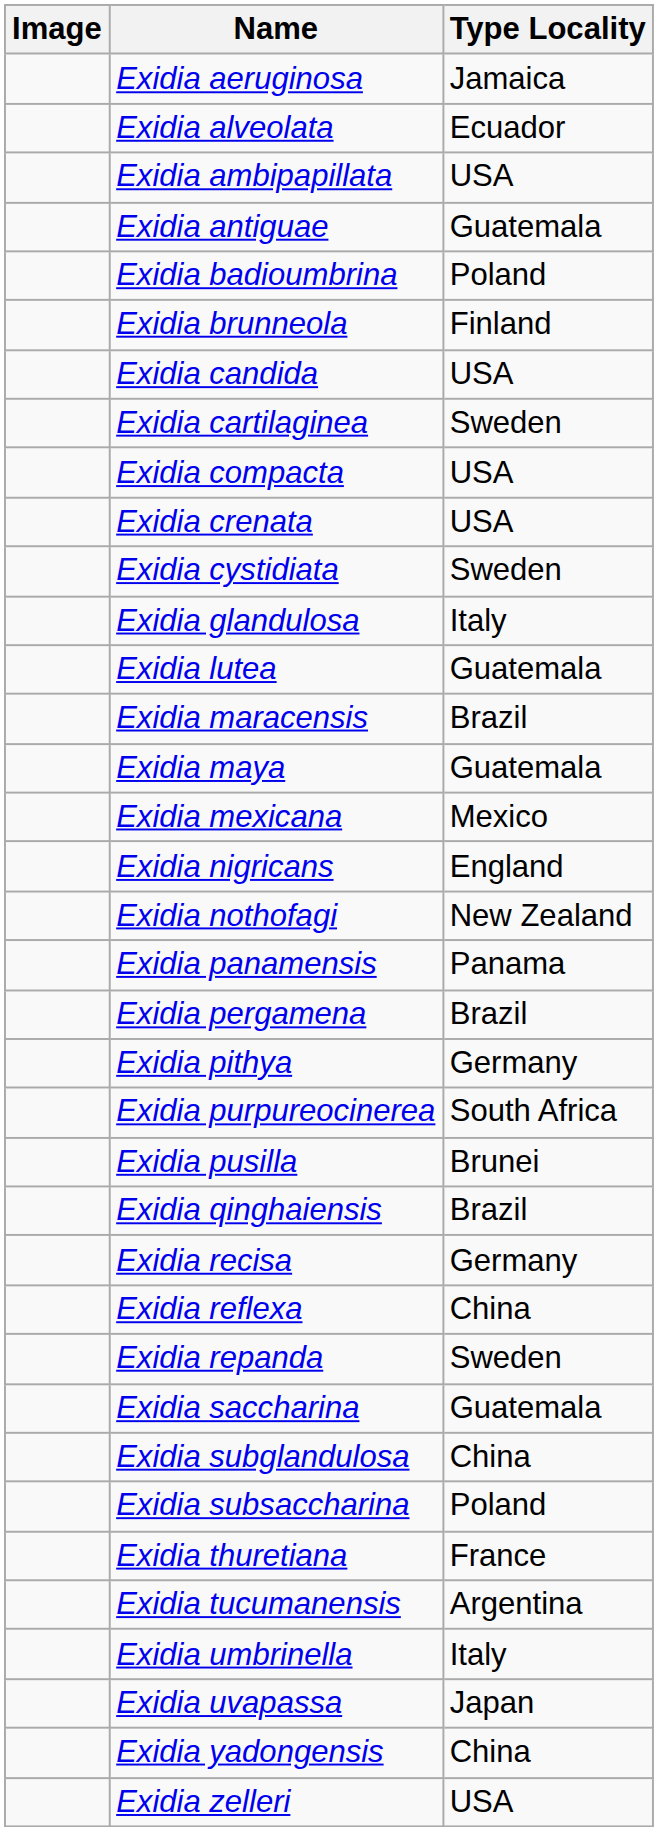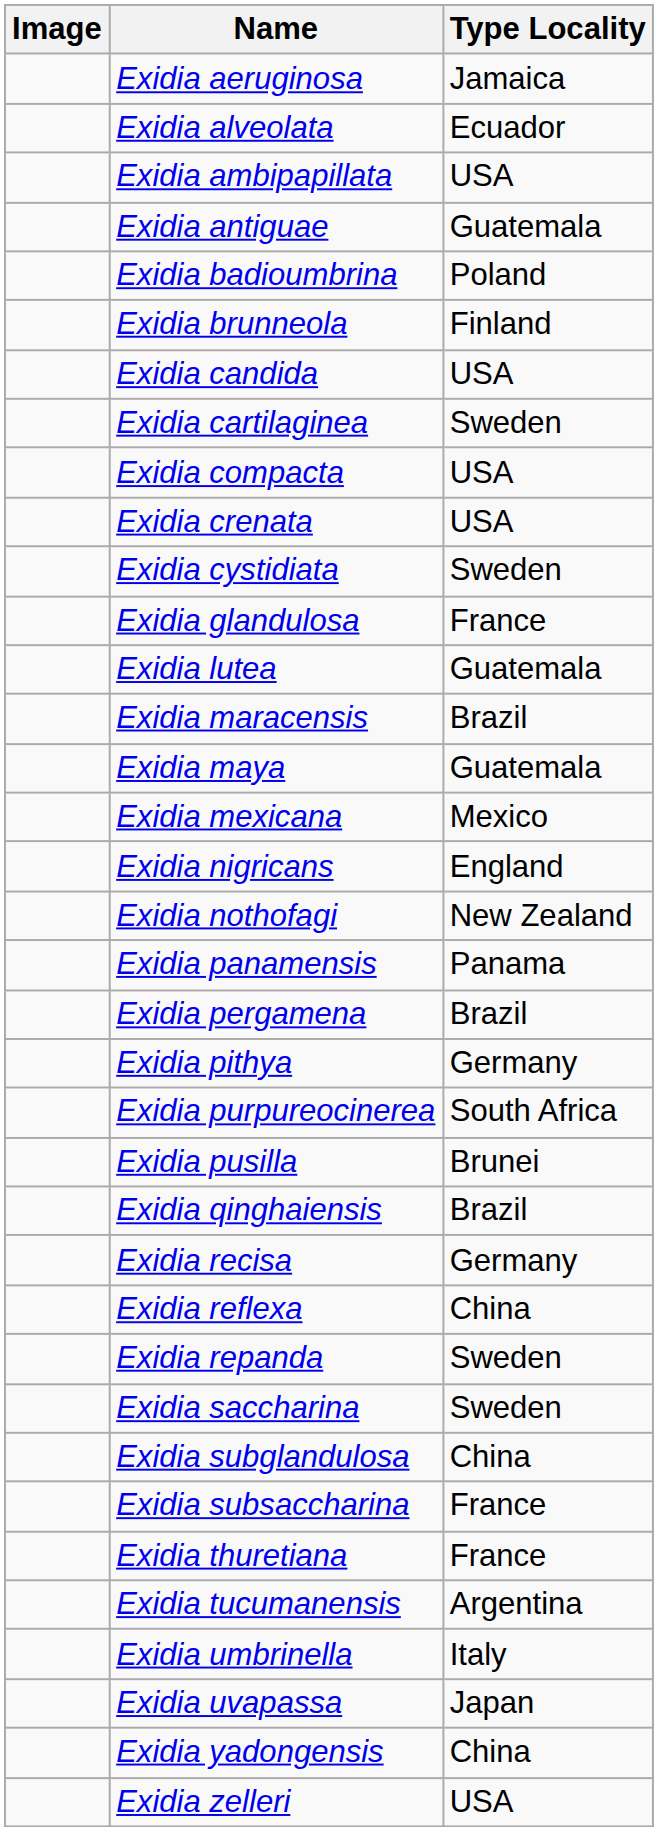(478, 619) Italy -> (498, 619) France
(526, 1407) Guatemala -> (506, 1407) Sweden
(498, 1505) Poland -> (498, 1505) France
